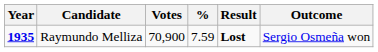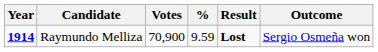(21, 36) 1935 -> (21, 36) 1914
(203, 36) 7.59 -> (203, 36) 9.59
